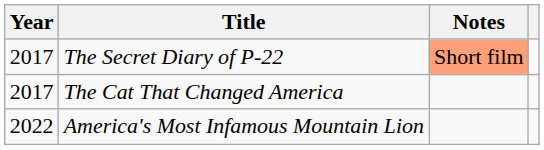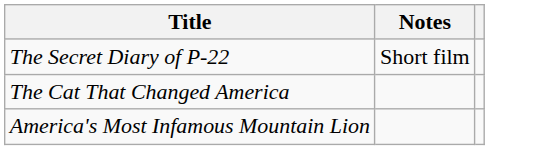- column: (32, 21)
(479, 56) lightsalmon background -> (425, 56) no background
